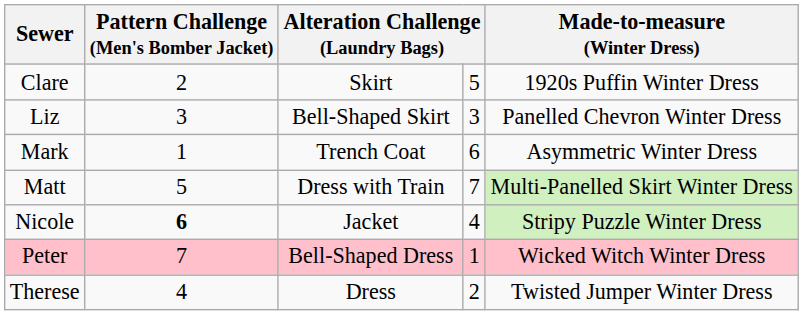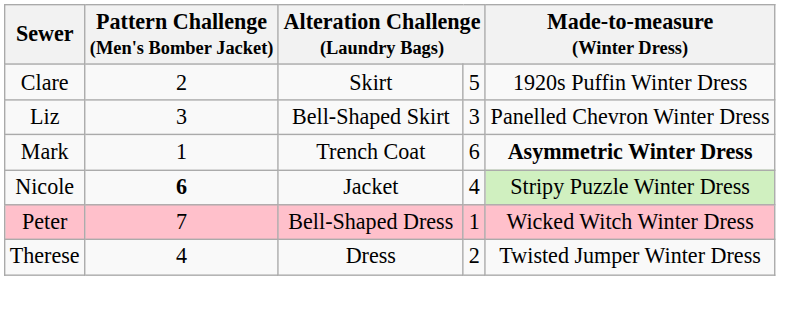(642, 151) normal -> (630, 151) bold
- row: (45, 186)
